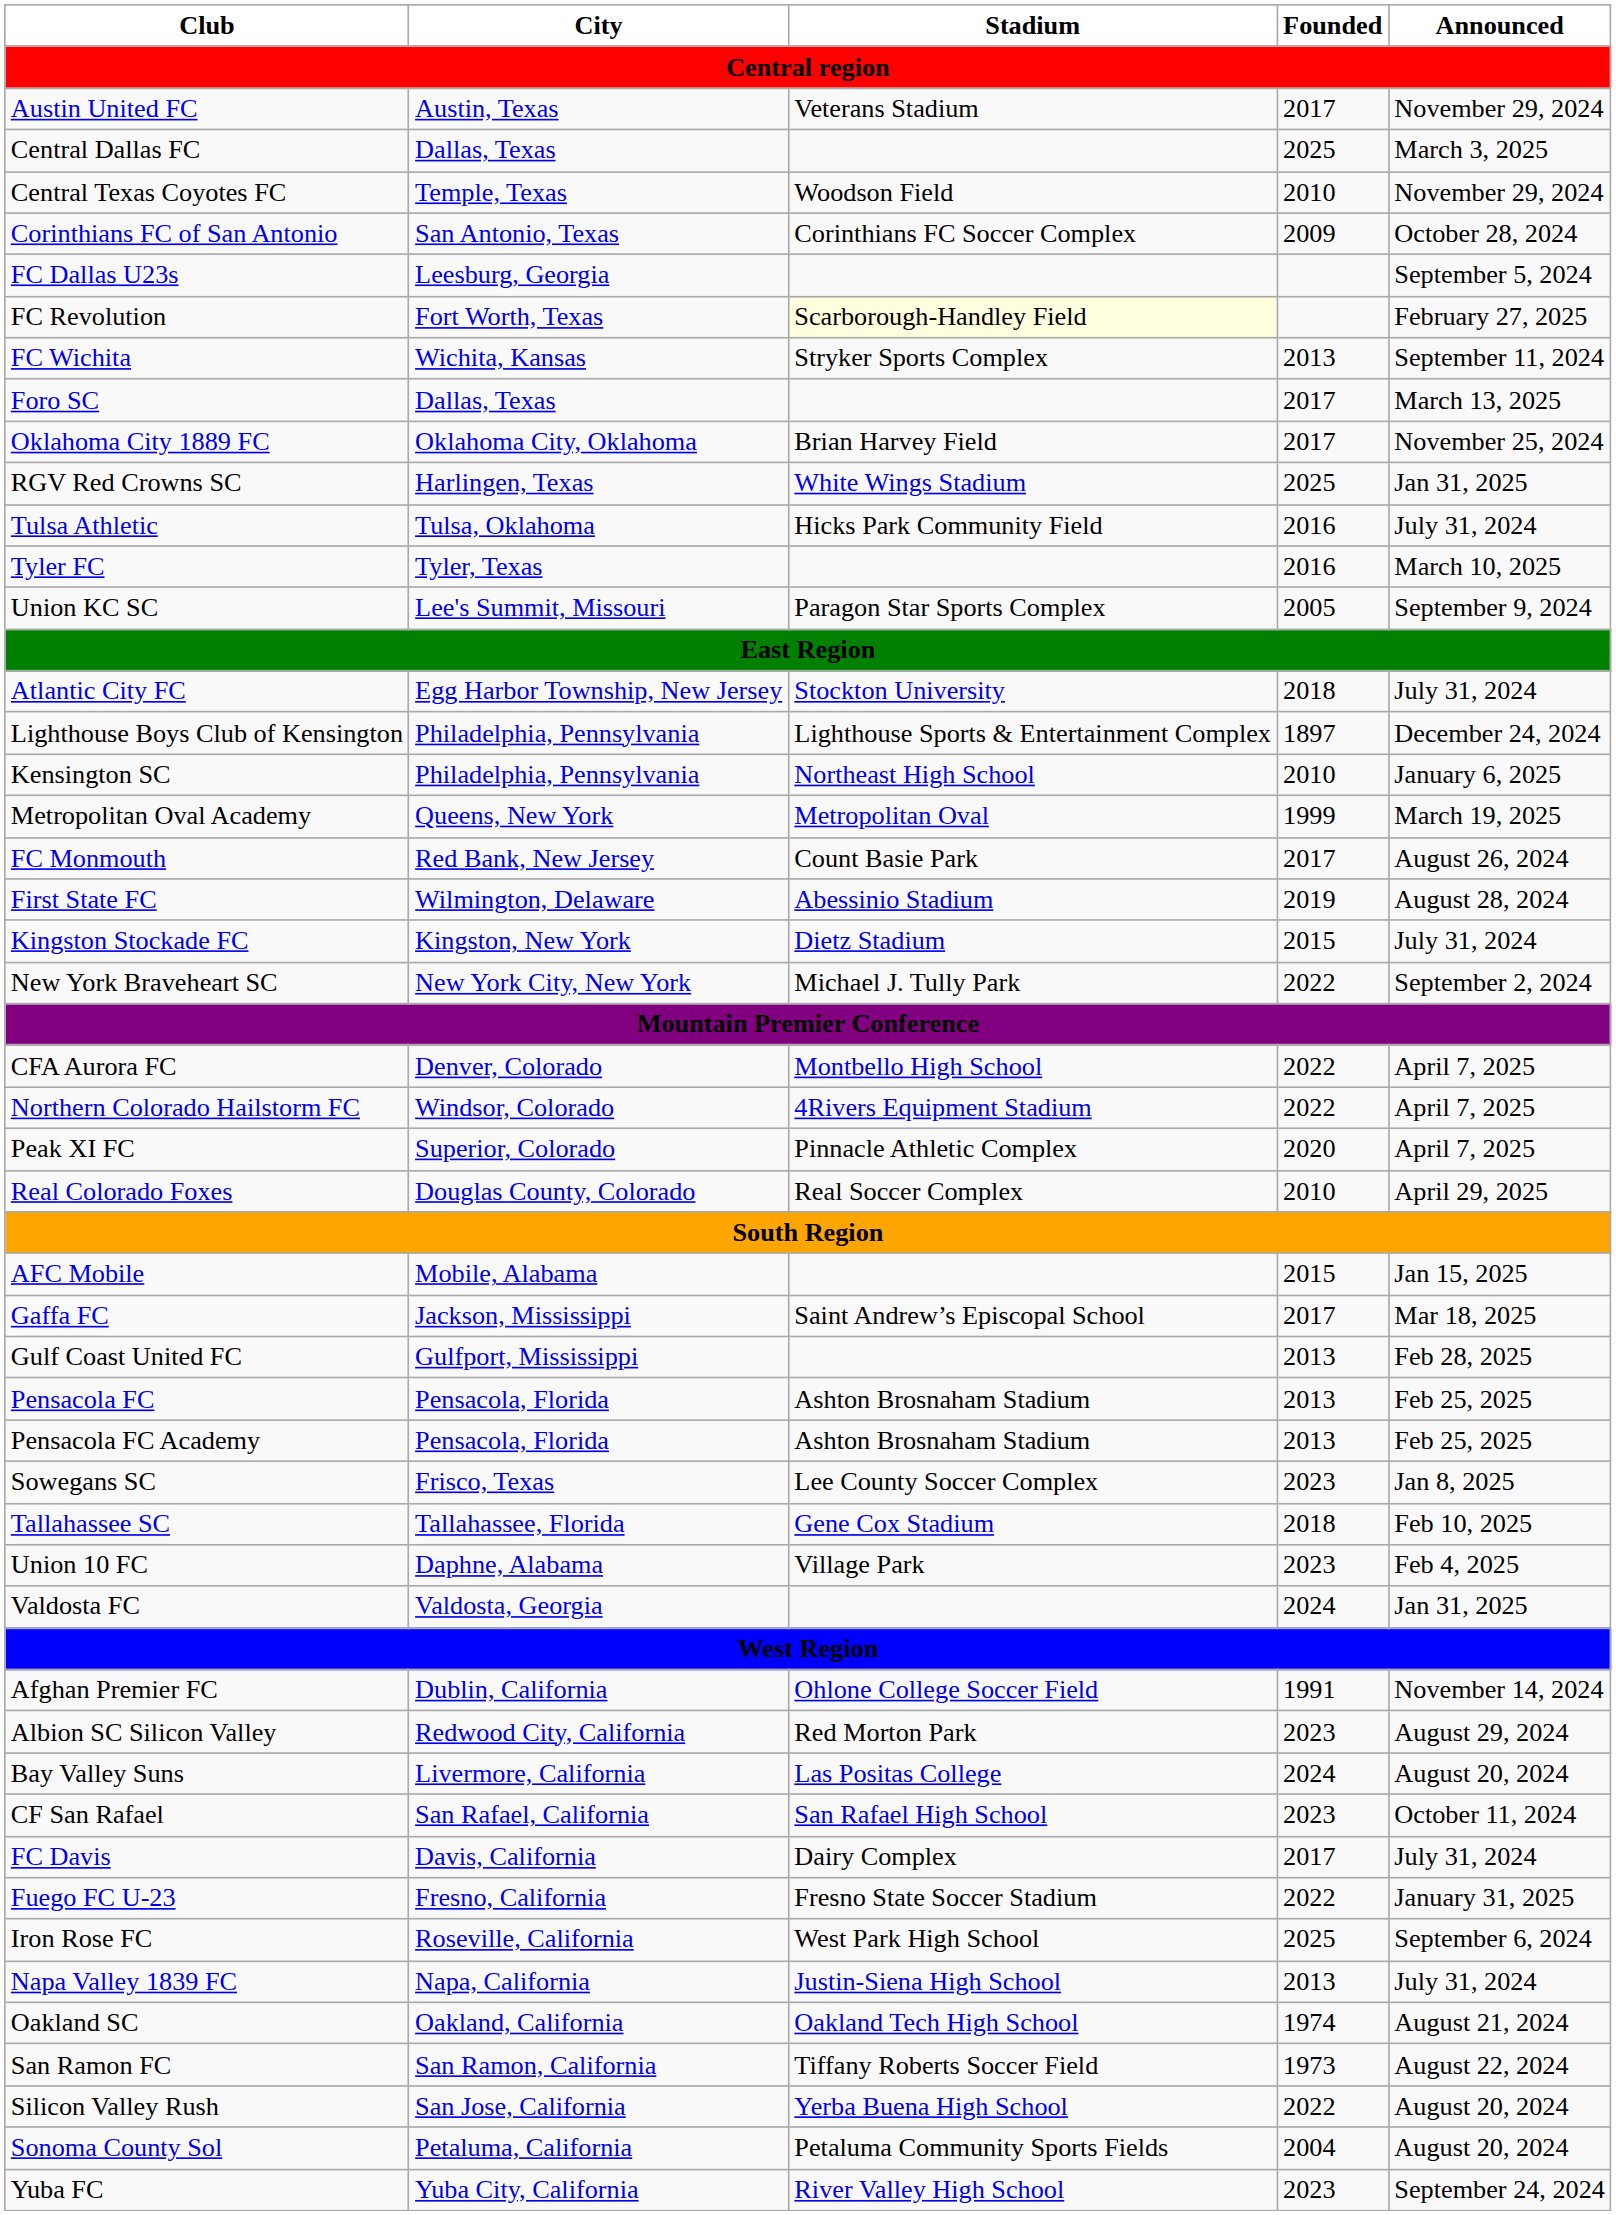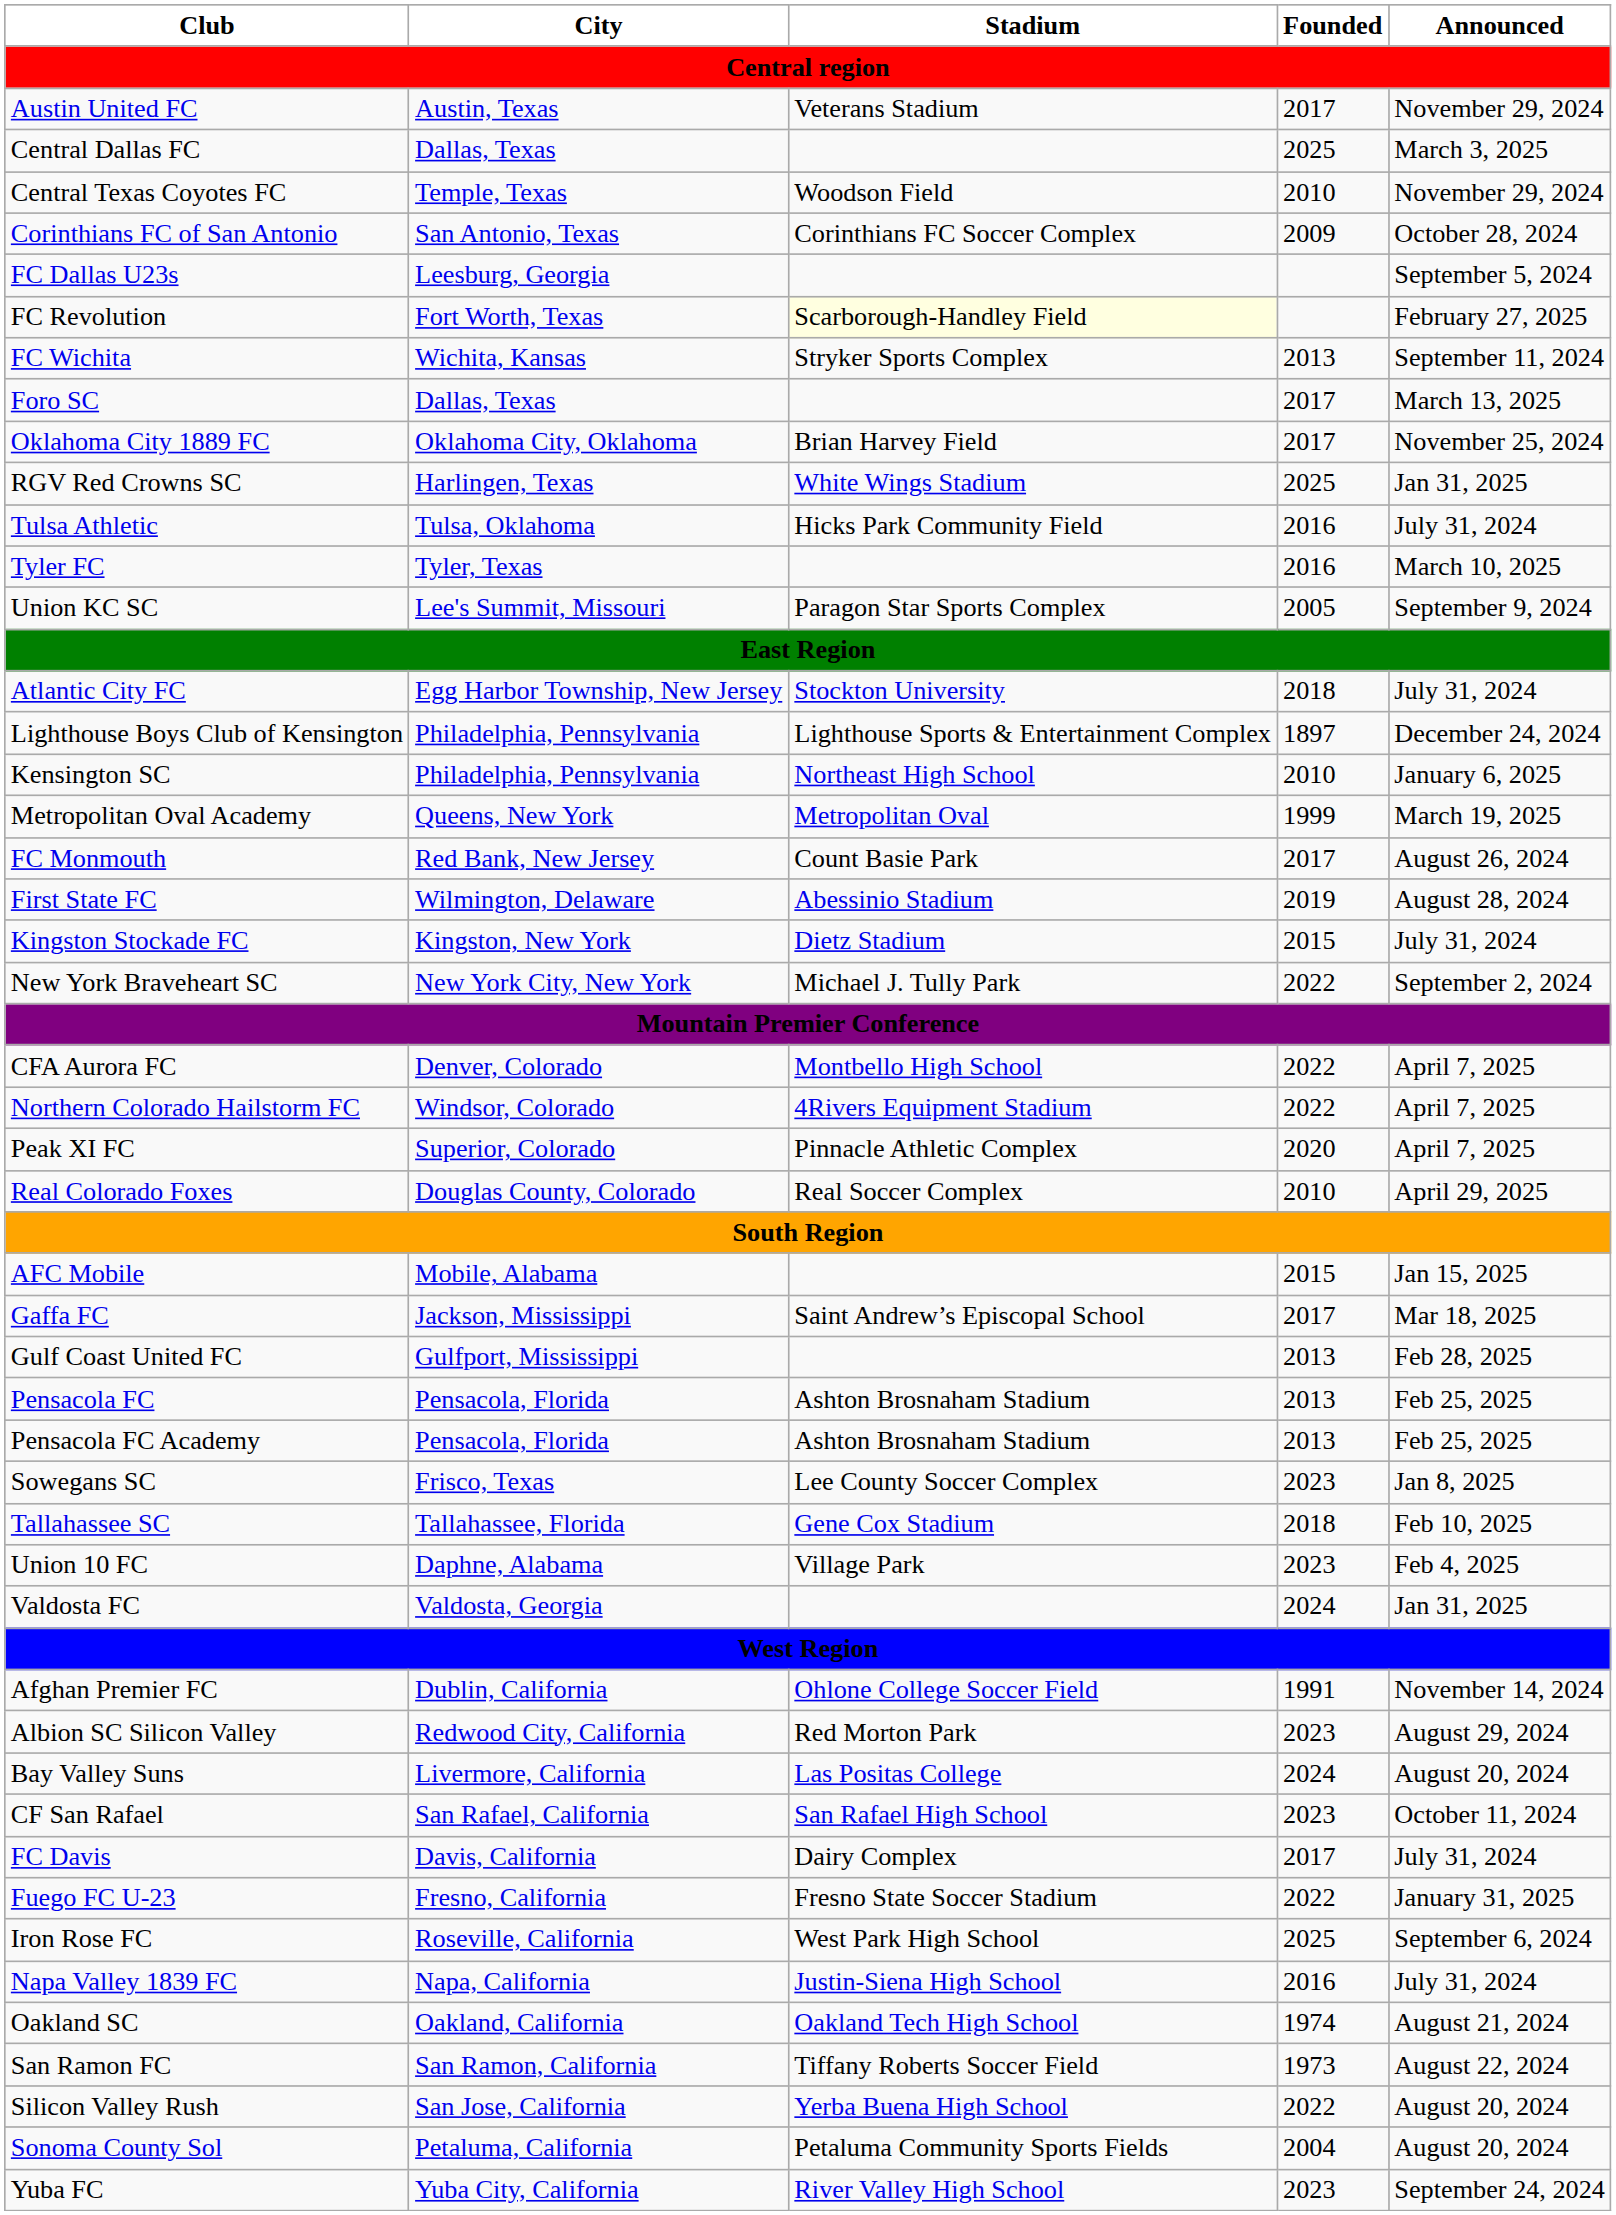(1309, 1981) 2013 -> (1309, 1981) 2016
